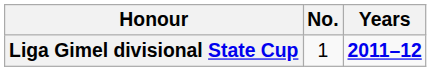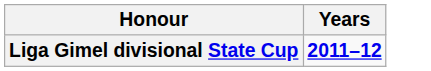- column: (323, 19)
